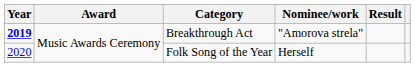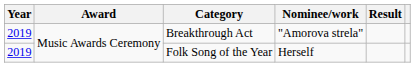(19, 33) bold -> (19, 33) normal
(19, 52) 2020 -> (19, 52) 2019
